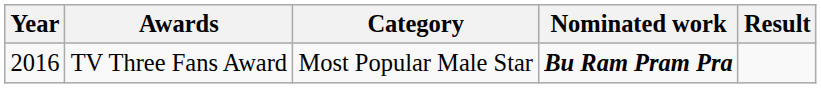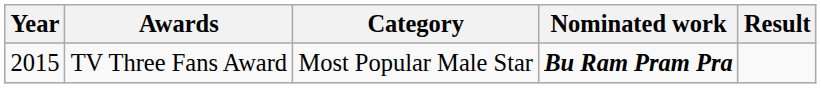(35, 62) 2016 -> (35, 62) 2015
